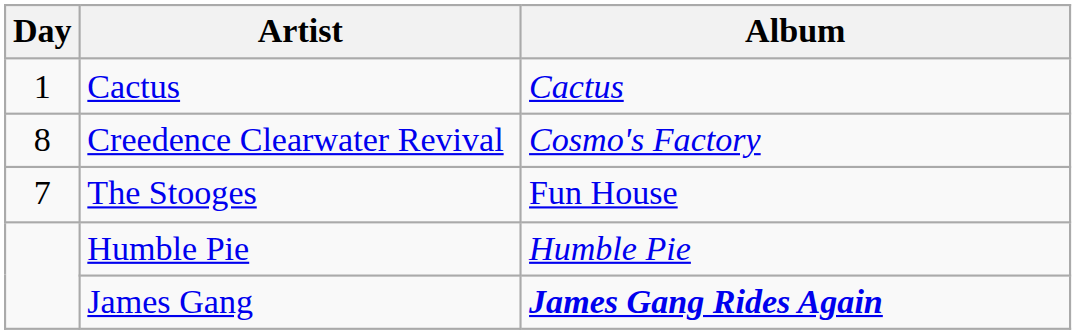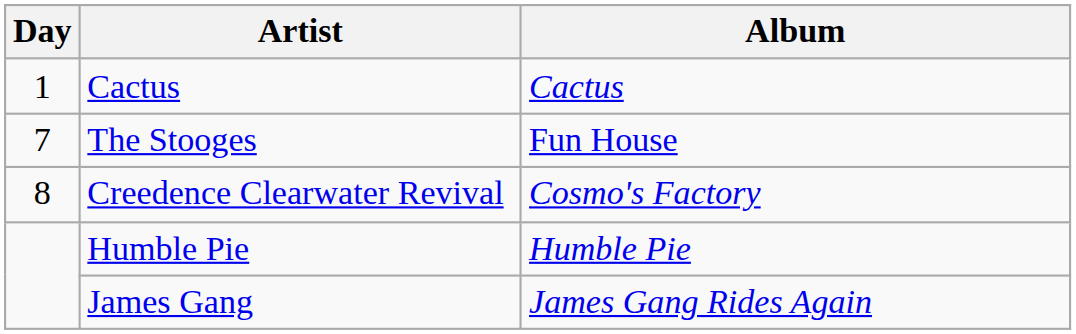rows swapped: (172, 193) <-> (295, 139)
(706, 301) bold -> (701, 301) normal
